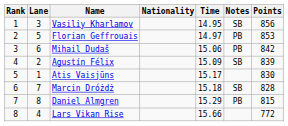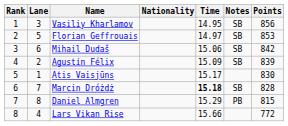(238, 37) PB -> (238, 37) SB
(238, 50) PB -> (238, 50) SB
(210, 88) normal -> (210, 88) bold
